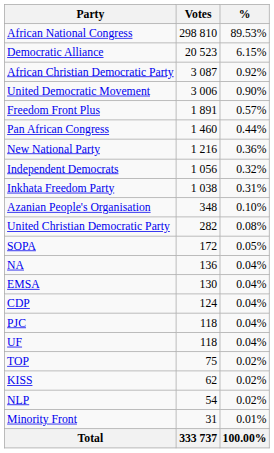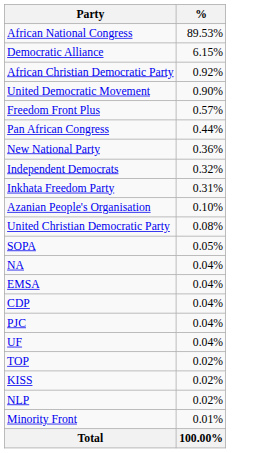- column: (198, 14)
